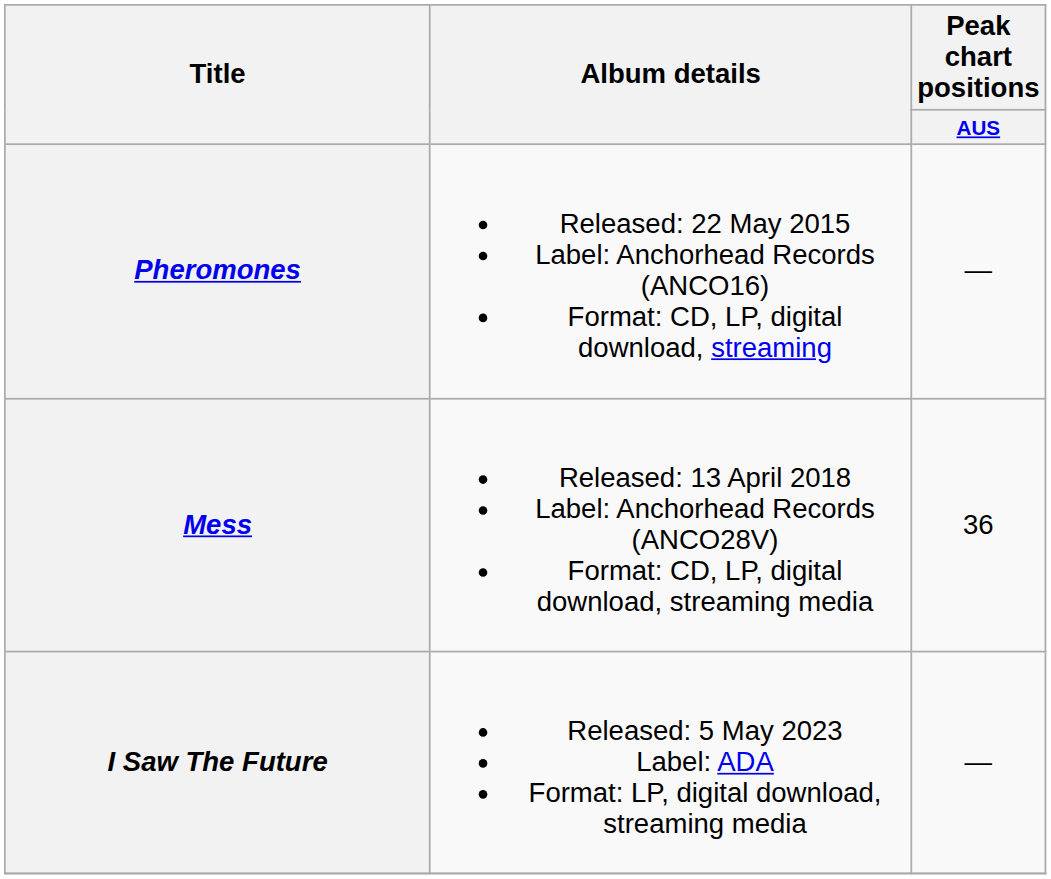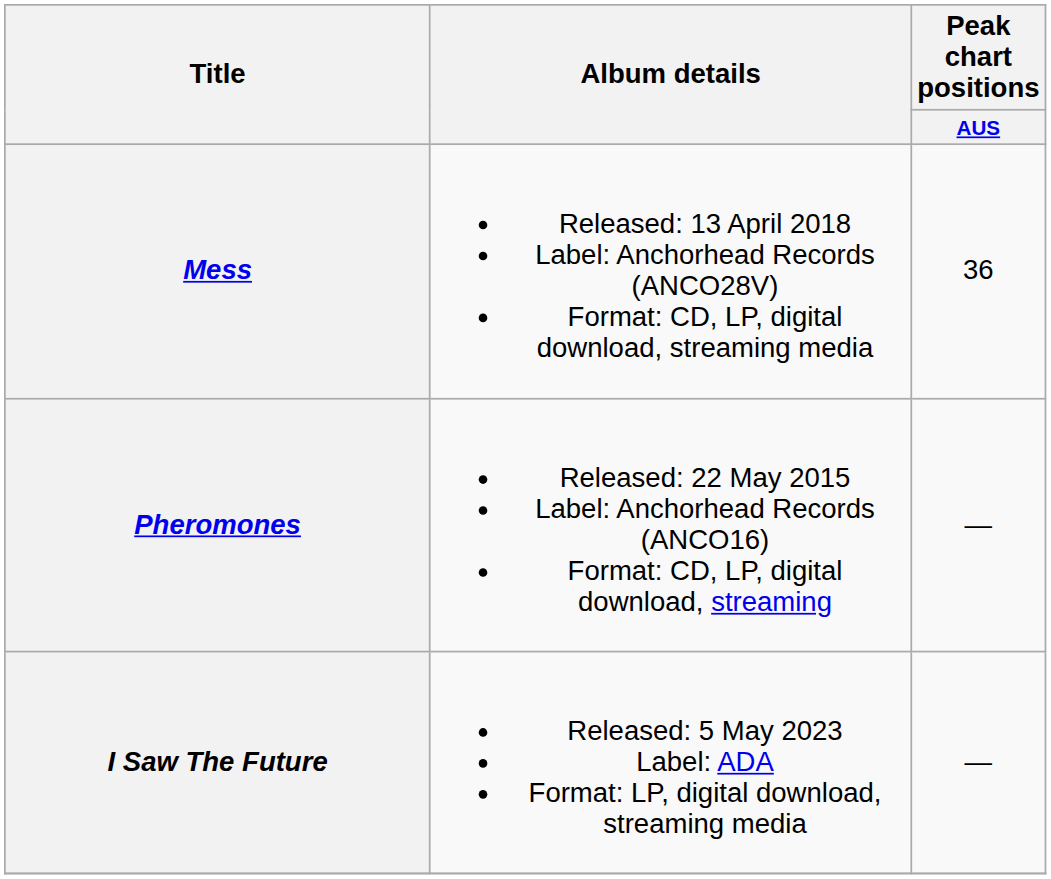rows swapped: (218, 270) <-> (218, 524)
